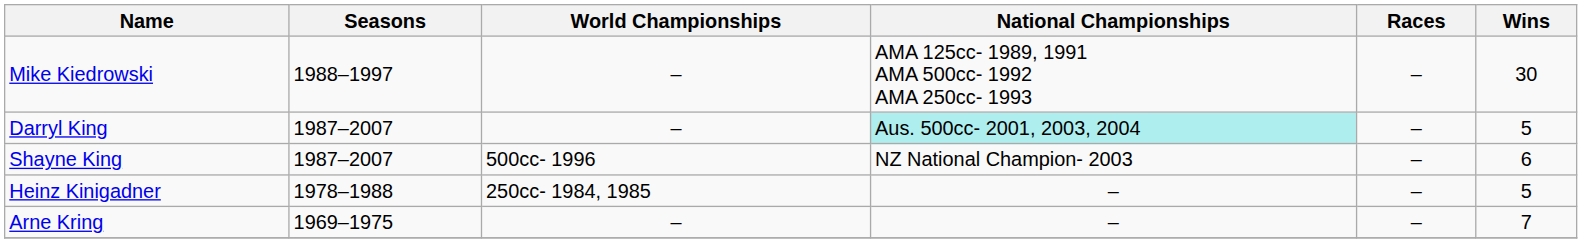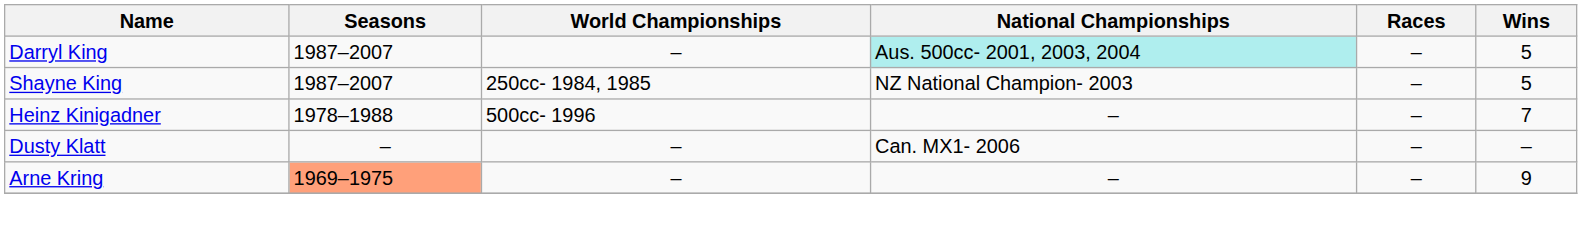- row: (81, 74)
(541, 160) 500cc- 1996 -> (568, 84) 250cc- 1984, 1985
(1526, 160) 6 -> (1526, 84) 5
(568, 191) 250cc- 1984, 1985 -> (541, 115) 500cc- 1996
(1526, 191) 5 -> (1526, 115) 7
+ row: (57, 147)
(343, 223) no background -> (343, 178) lightsalmon background
(1526, 223) 7 -> (1526, 178) 9
